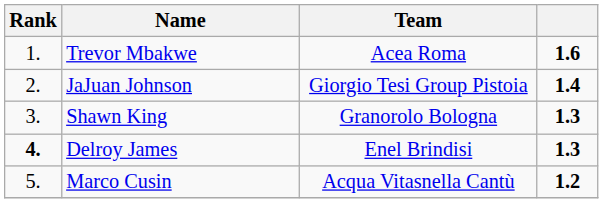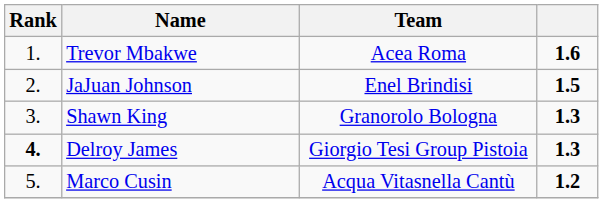(418, 85) Giorgio Tesi Group Pistoia -> (418, 85) Enel Brindisi
(567, 85) 1.4 -> (567, 85) 1.5
(418, 149) Enel Brindisi -> (418, 149) Giorgio Tesi Group Pistoia
